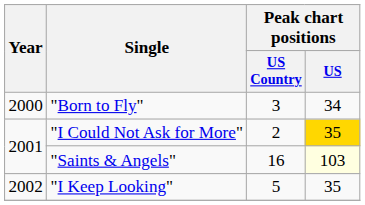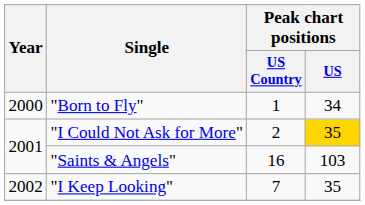(276, 105) 3 -> (276, 105) 1
(333, 159) lightyellow background -> (333, 159) no background
(276, 186) 5 -> (276, 186) 7
